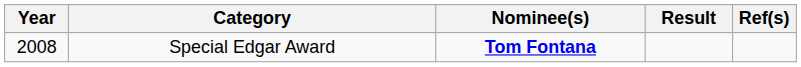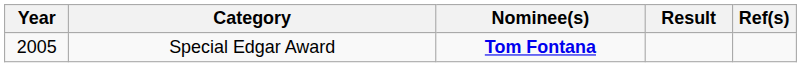(37, 47) 2008 -> (37, 47) 2005
